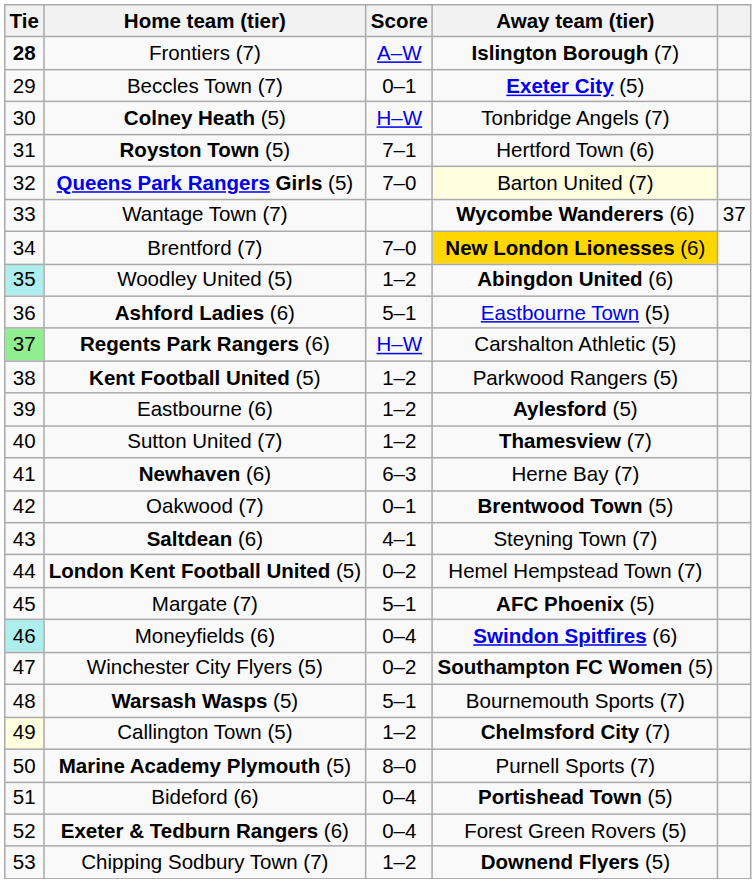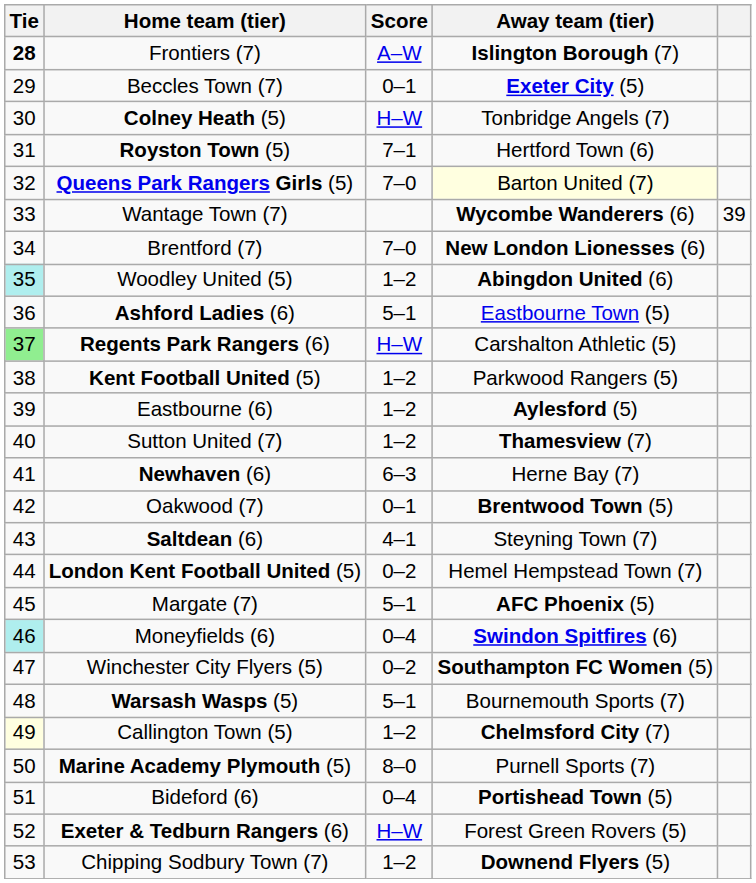(734, 215) 37 -> (734, 215) 39
(575, 247) gold background -> (575, 247) no background
(399, 830) 0–4 -> (399, 830) H–W
